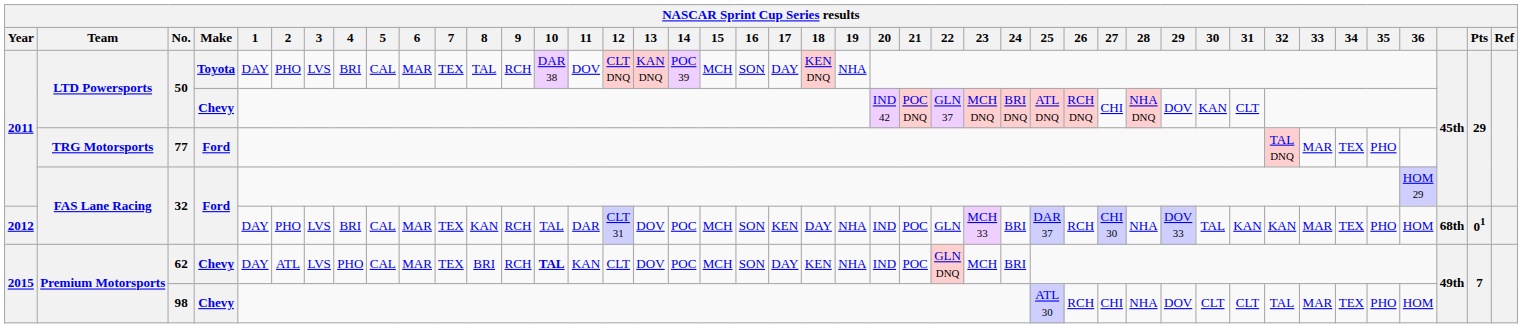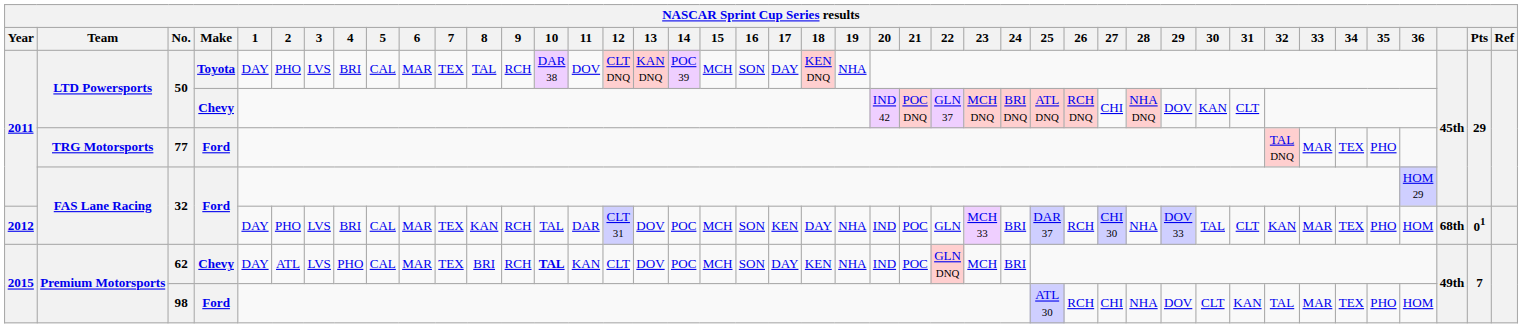(1247, 225) KAN -> (1247, 225) CLT
(216, 303) Chevy -> (216, 303) Ford
(1247, 303) CLT -> (1247, 303) KAN
